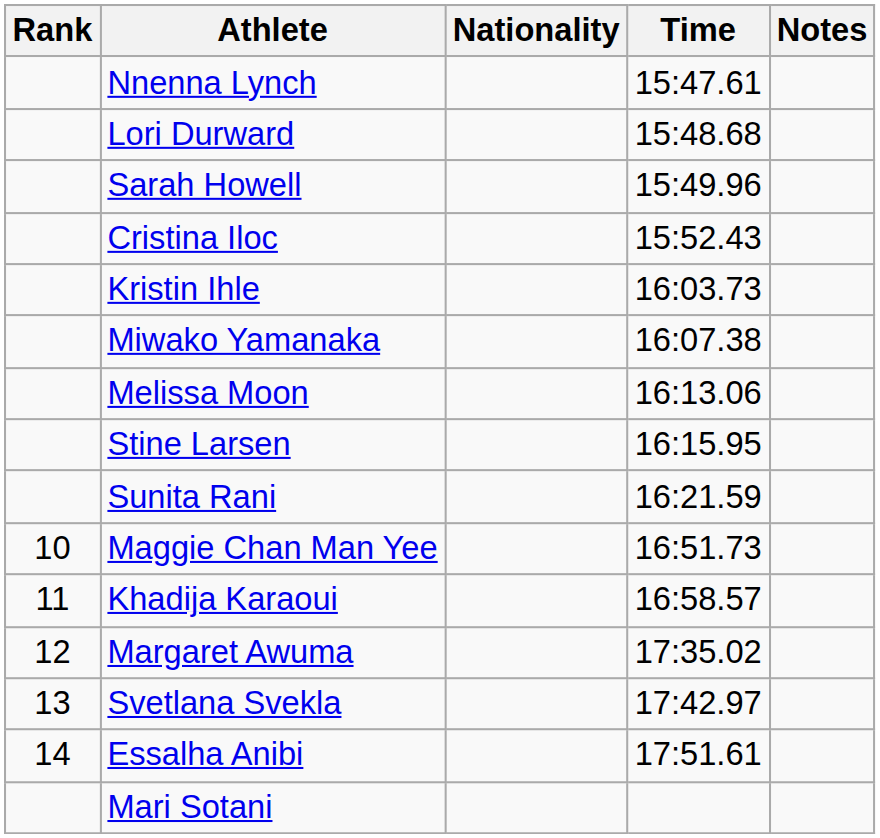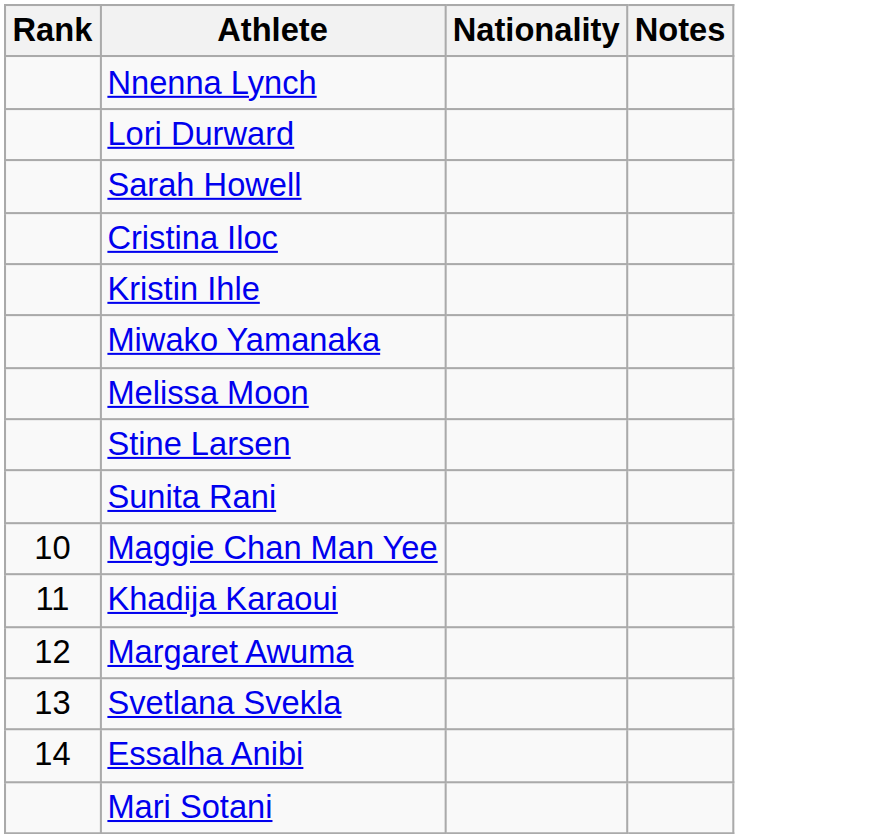- column: (698, 30)
